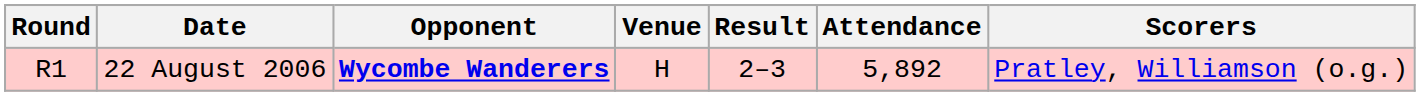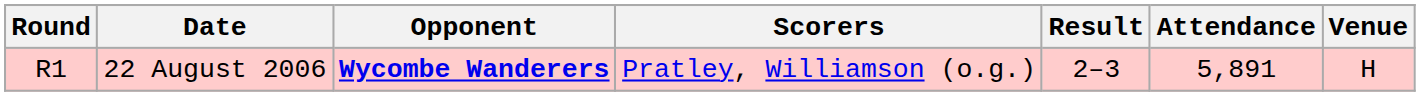columns swapped: (662, 27) <-> (1201, 27)
(902, 70) 5,892 -> (1236, 70) 5,891
